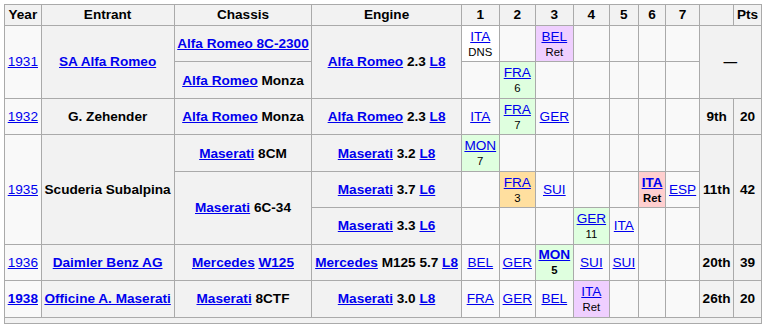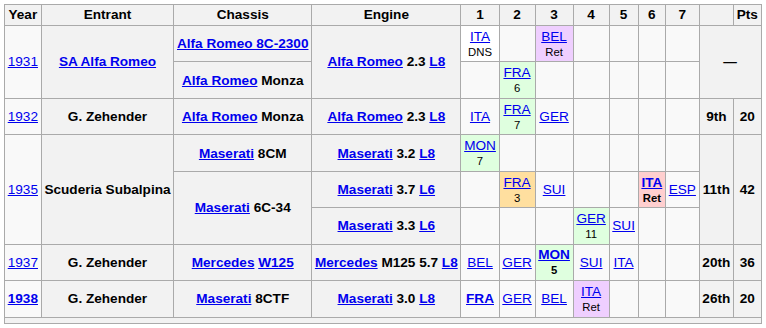(624, 226) ITA -> (624, 226) SUI
(23, 262) 1936 -> (23, 262) 1937
(108, 262) Daimler Benz AG -> (107, 262) G. Zehender
(624, 262) SUI -> (624, 262) ITA
(748, 262) 39 -> (747, 262) 36
(108, 299) Officine A. Maserati -> (107, 299) G. Zehender
(480, 299) normal -> (480, 299) bold
